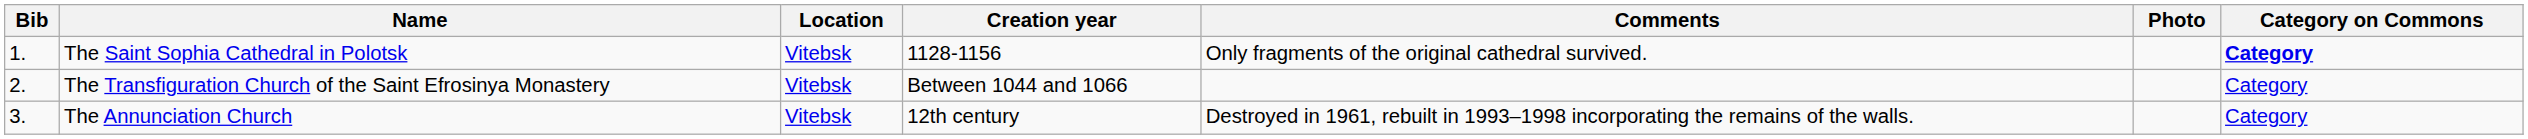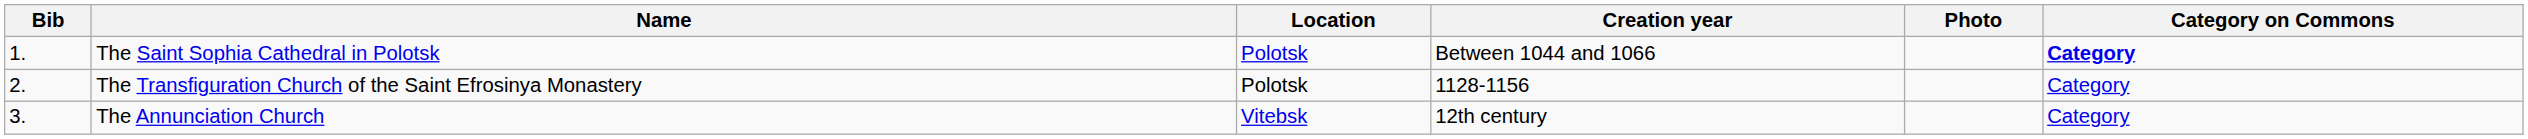- column: (1667, 20)
(818, 52) Vitebsk -> (1274, 52) Polotsk
(954, 52) 1128-1156 -> (1545, 52) Between 1044 and 1066
(818, 85) Vitebsk -> (1274, 85) Polotsk
(1017, 85) Between 1044 and 1066 -> (1482, 85) 1128-1156
